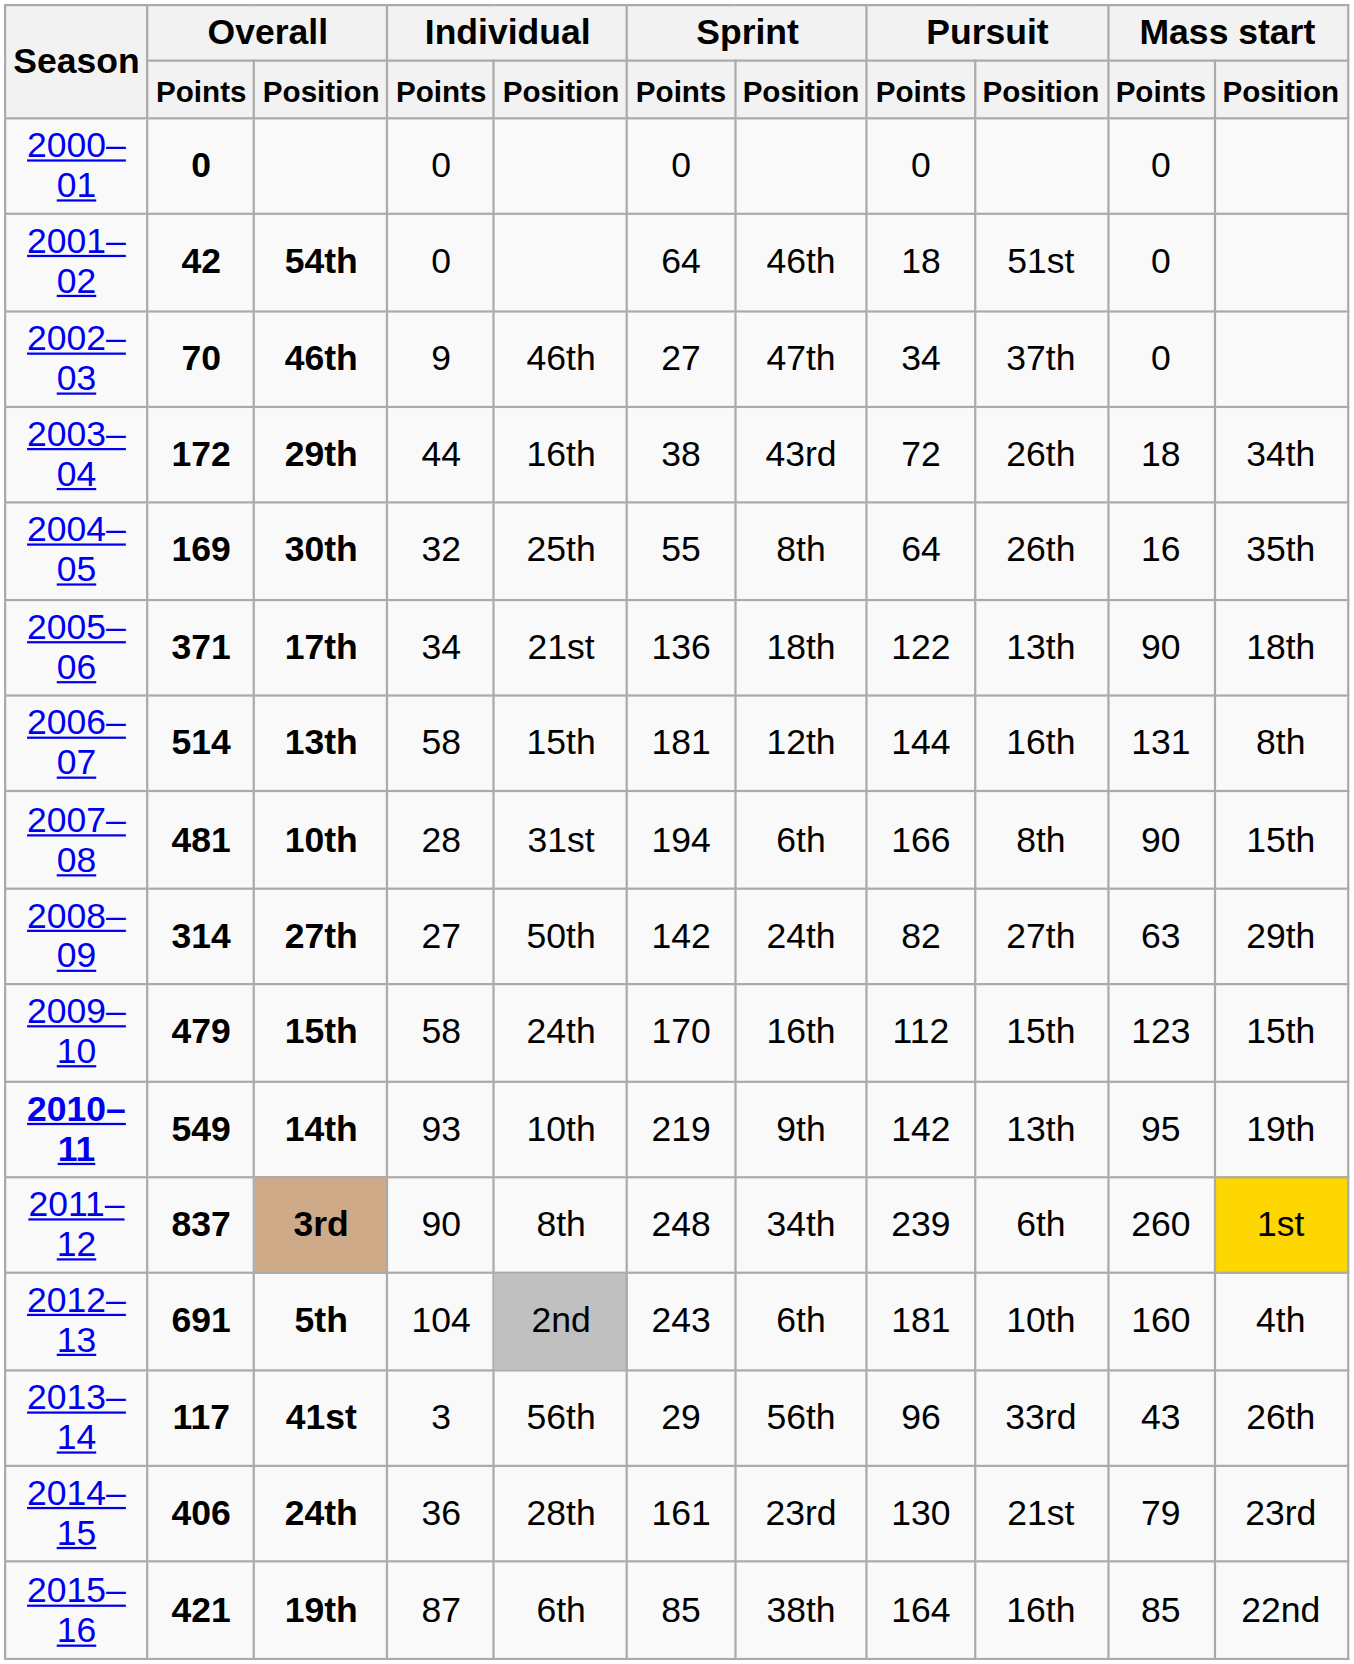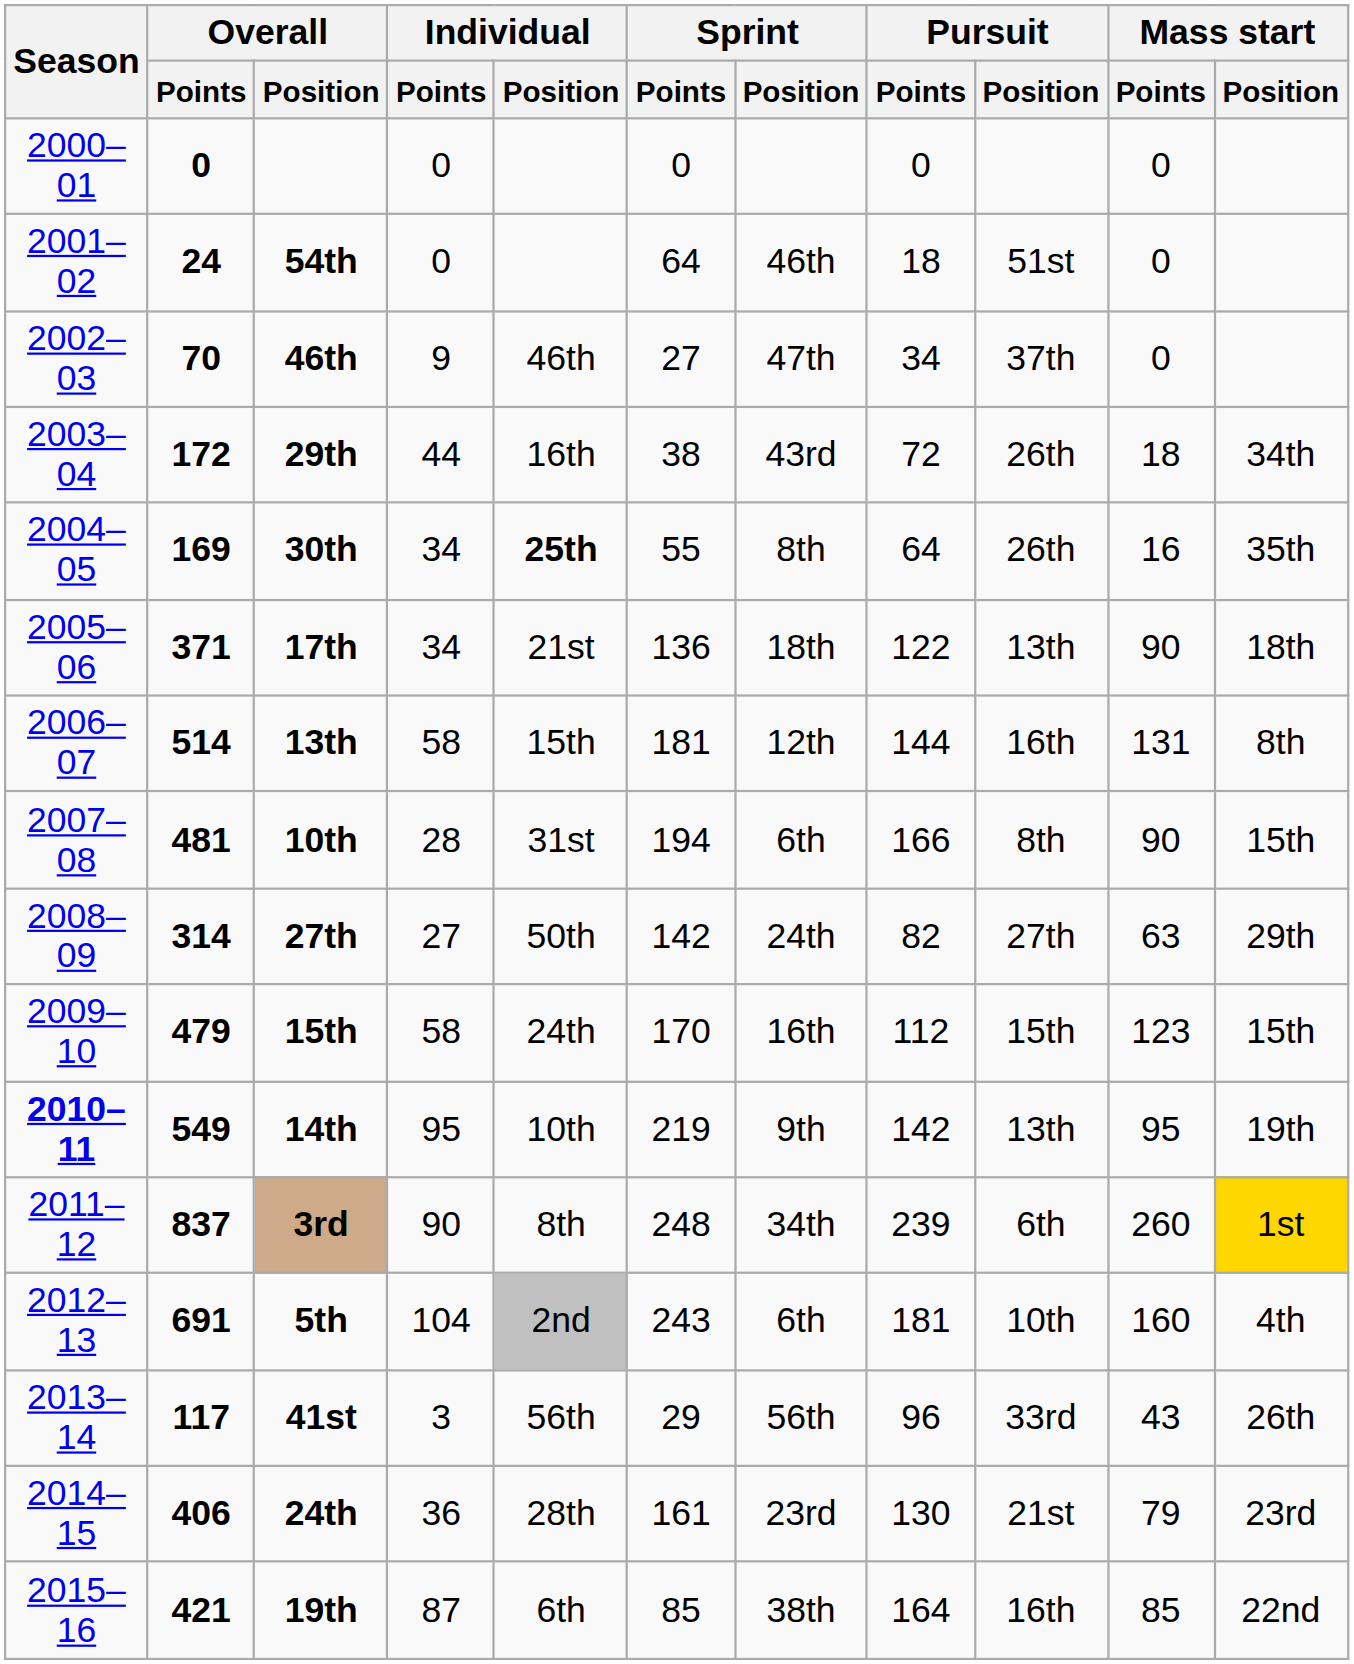(201, 261) 42 -> (201, 261) 24
(441, 550) 32 -> (441, 550) 34
(561, 550) normal -> (561, 550) bold
(441, 1128) 93 -> (441, 1128) 95
